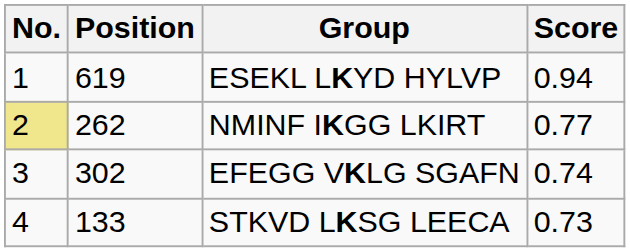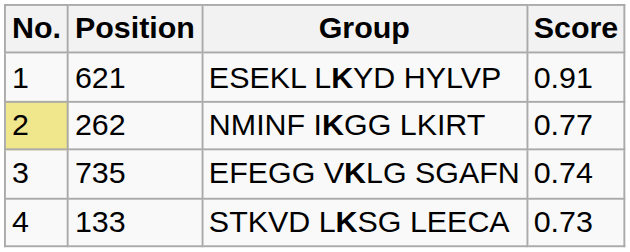(100, 76) 619 -> (100, 76) 621
(563, 76) 0.94 -> (563, 76) 0.91
(100, 173) 302 -> (100, 173) 735
